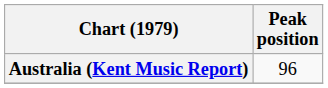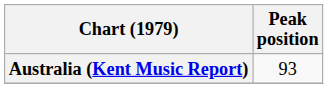(288, 68) 96 -> (288, 68) 93
